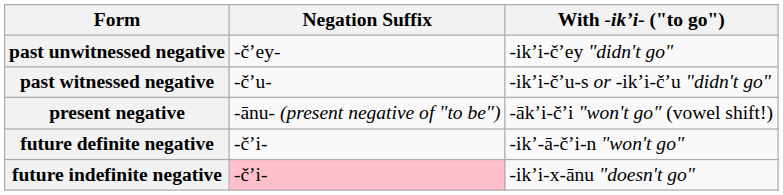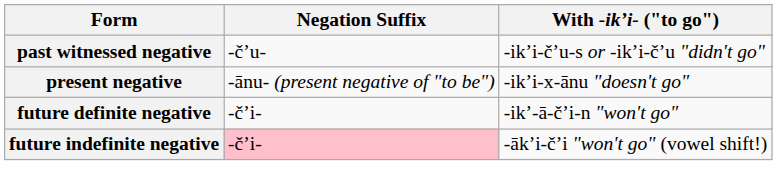- row: (117, 50)
(641, 112) -ākʼi-čʼi "won't go" (vowel shift!) -> (596, 81) -ikʼi-x-ānu "doesn't go"
(602, 174) -ikʼi-x-ānu "doesn't go" -> (635, 143) -ākʼi-čʼi "won't go" (vowel shift!)
